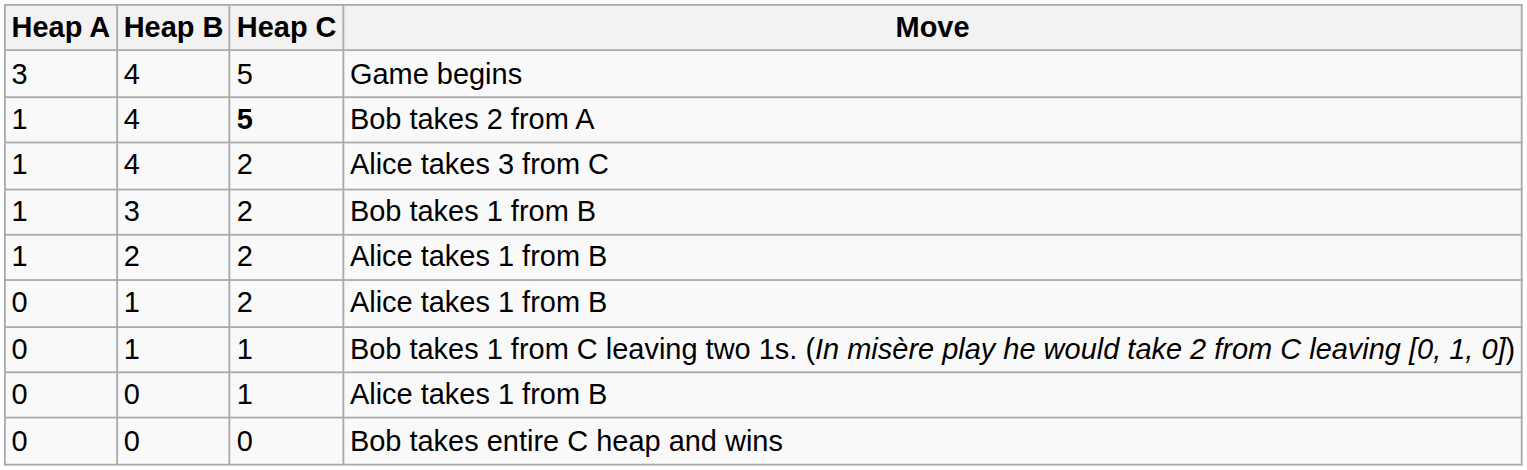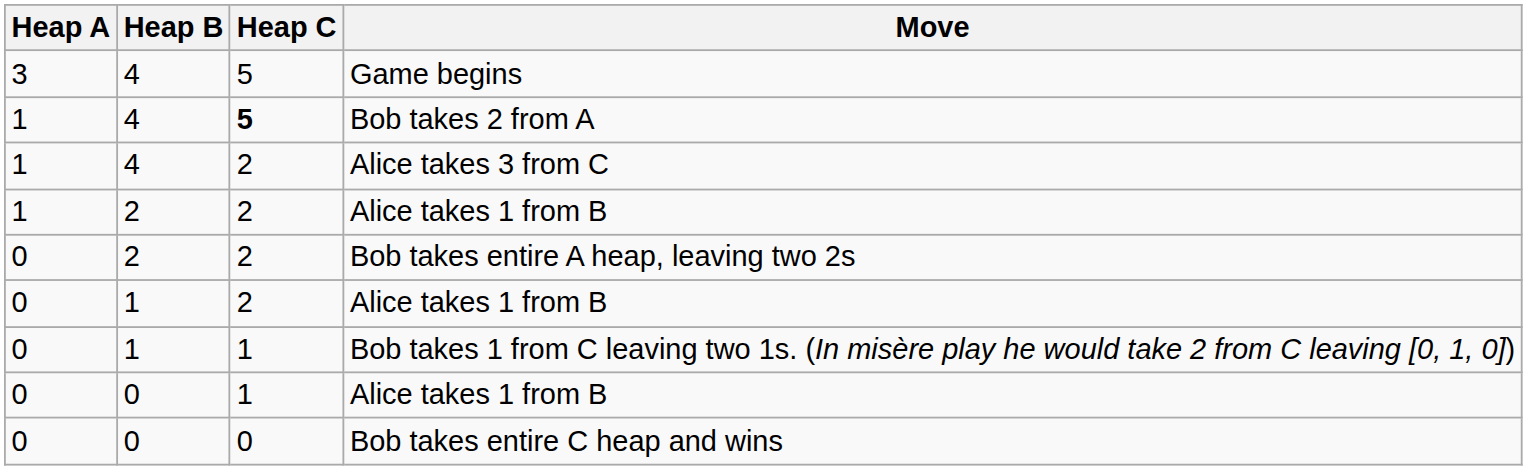- row: (132, 211)
+ row: (132, 257)
